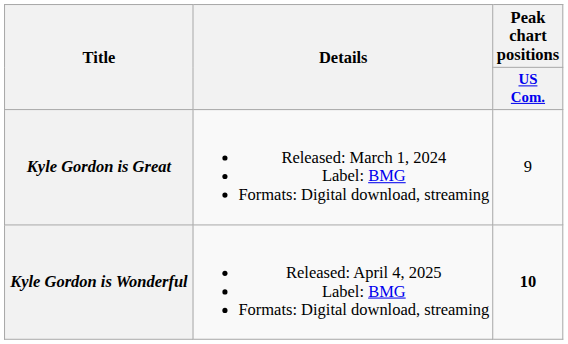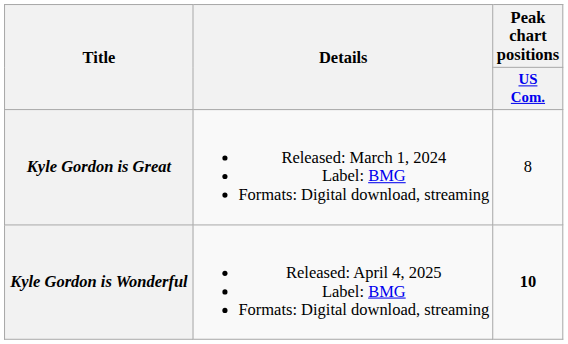(528, 167) 9 -> (528, 167) 8
